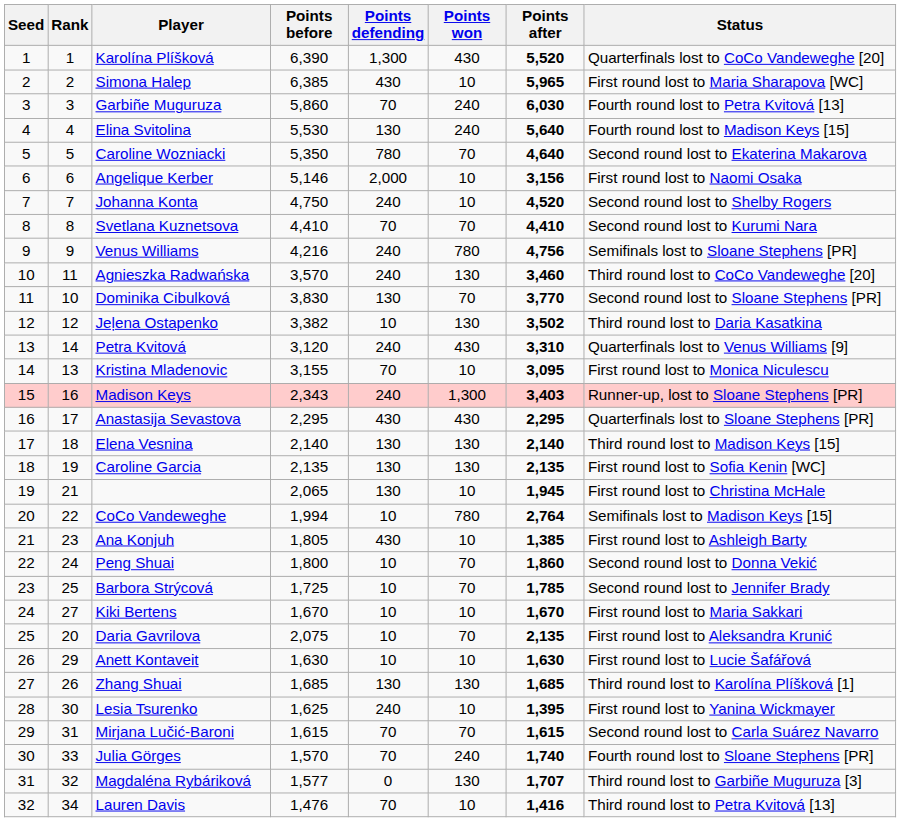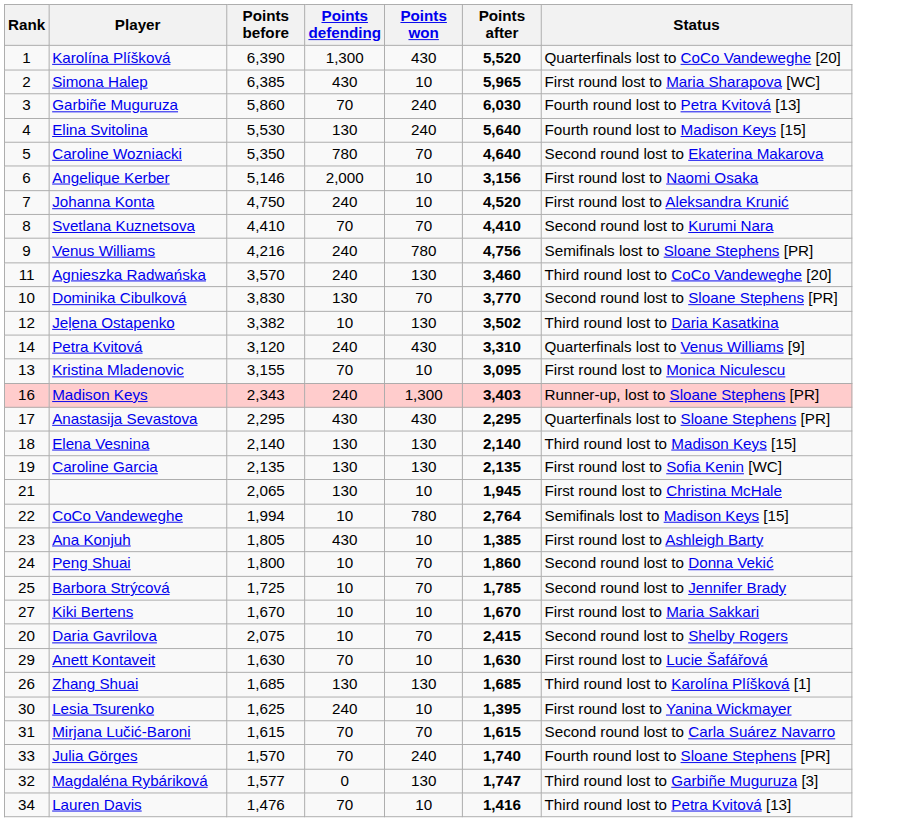- column: (26, 25)
(710, 202) Second round lost to Shelby Rogers -> (667, 202) First round lost to Aleksandra Krunić
(545, 636) 2,135 -> (502, 636) 2,415
(710, 636) First round lost to Aleksandra Krunić -> (666, 636) Second round lost to Shelby Rogers
(388, 660) 10 -> (345, 660) 70
(545, 780) 1,707 -> (502, 780) 1,747
